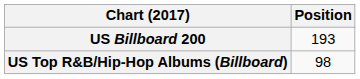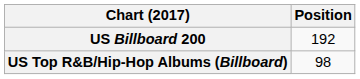(323, 39) 193 -> (323, 39) 192
